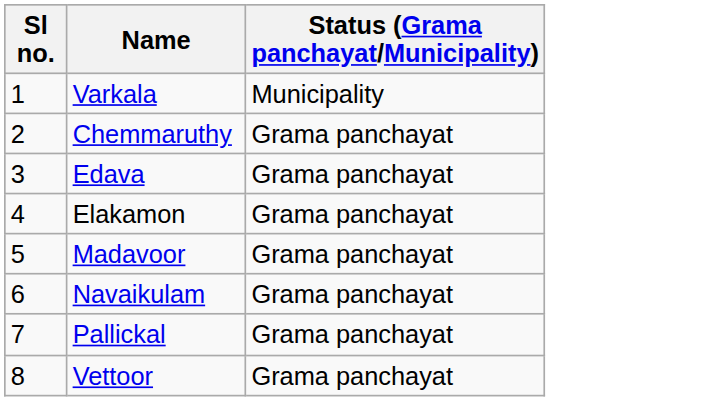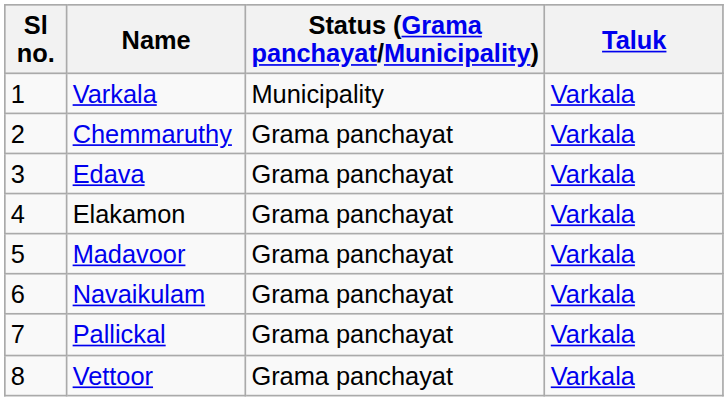+ column: (634, 39)
